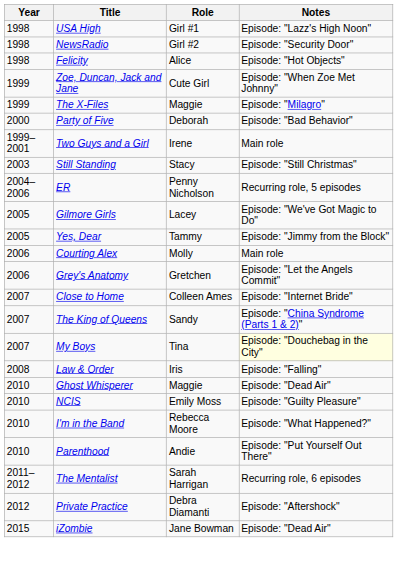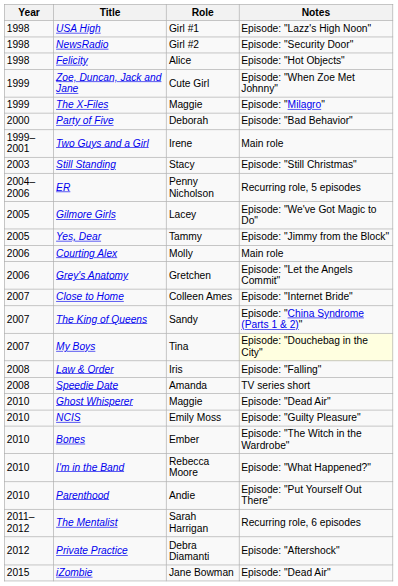+ row: (87, 385)
+ row: (71, 440)
